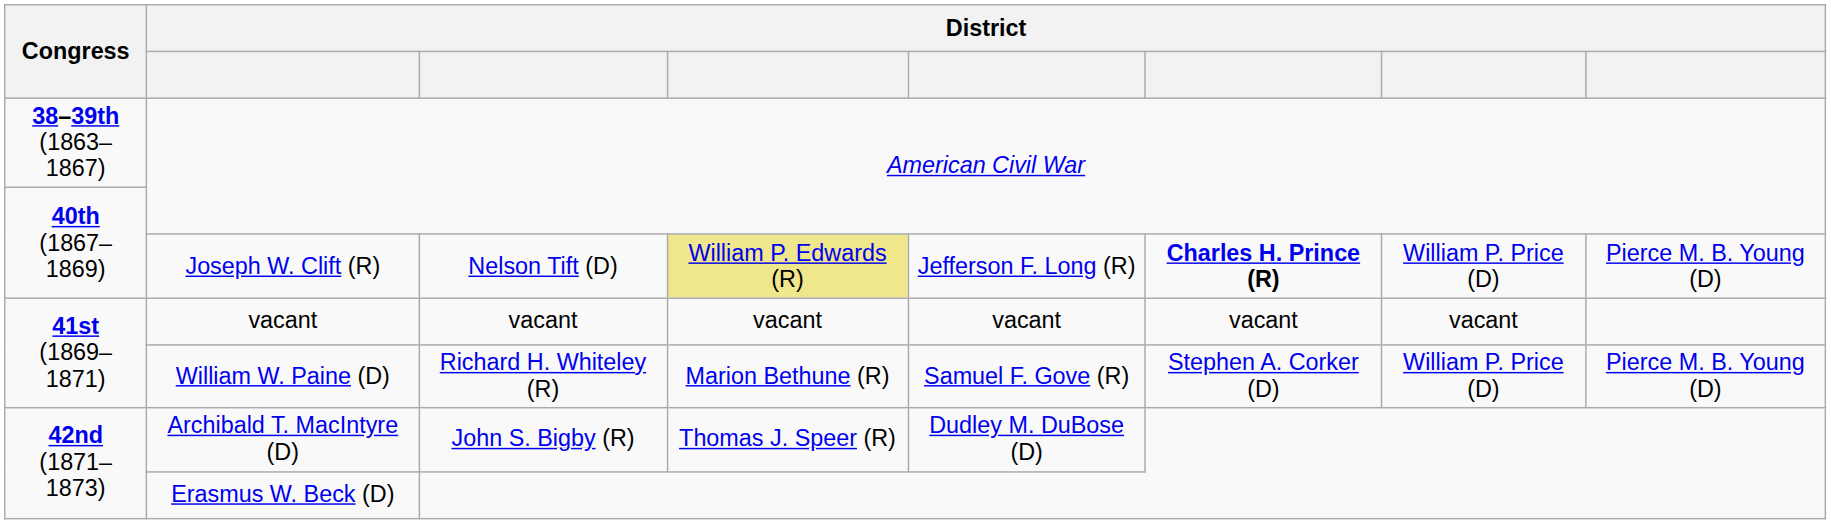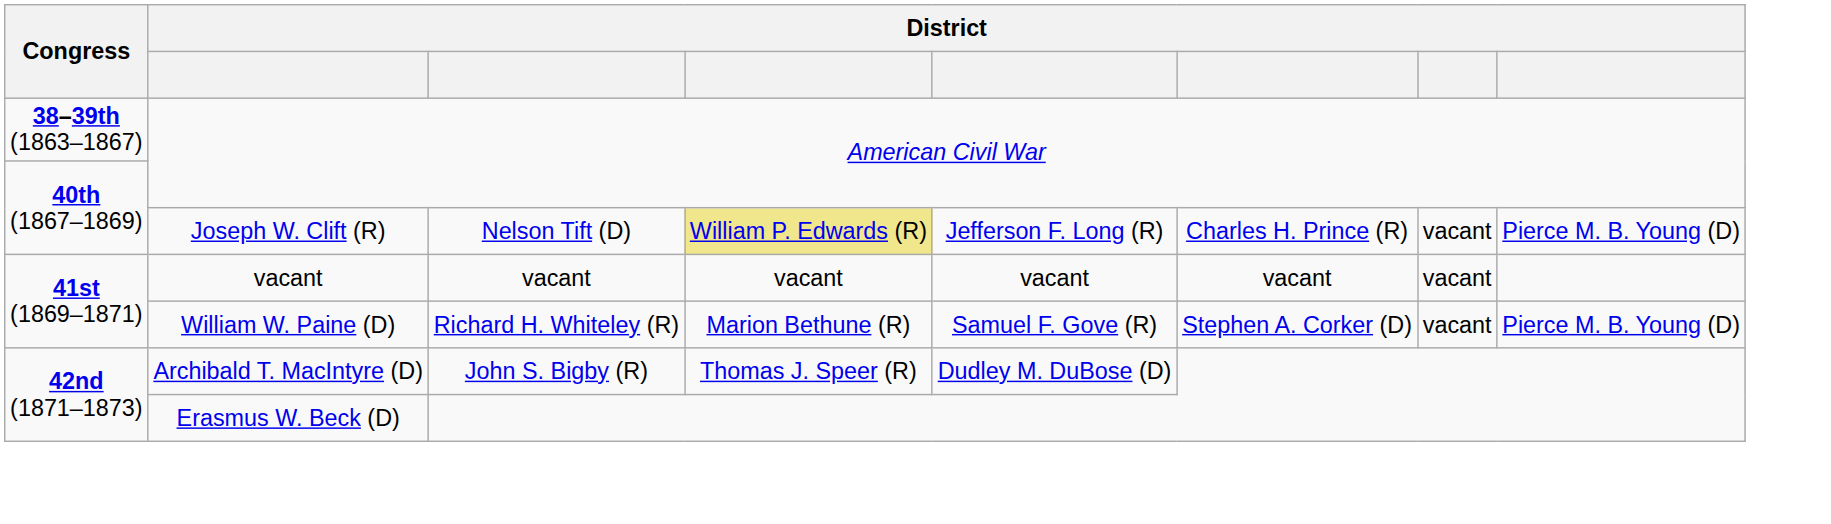(1263, 265) bold -> (1297, 231) normal
(1483, 265) William P. Price (D) -> (1457, 231) vacant
(1483, 375) William P. Price (D) -> (1457, 324) vacant
